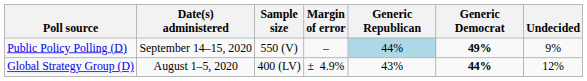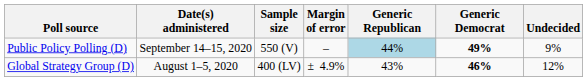(480, 67) 44% -> (480, 67) 46%
